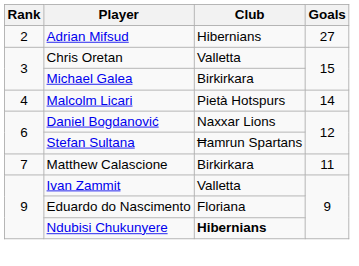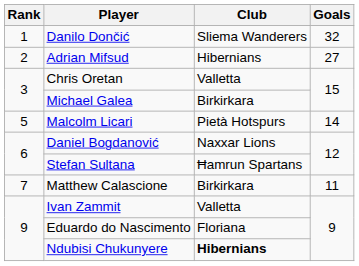+ row: (88, 36)
(24, 100) 4 -> (24, 121) 5
